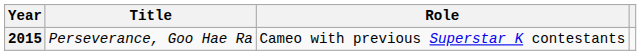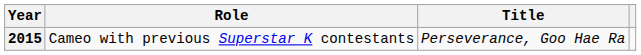columns swapped: (151, 16) <-> (442, 16)
